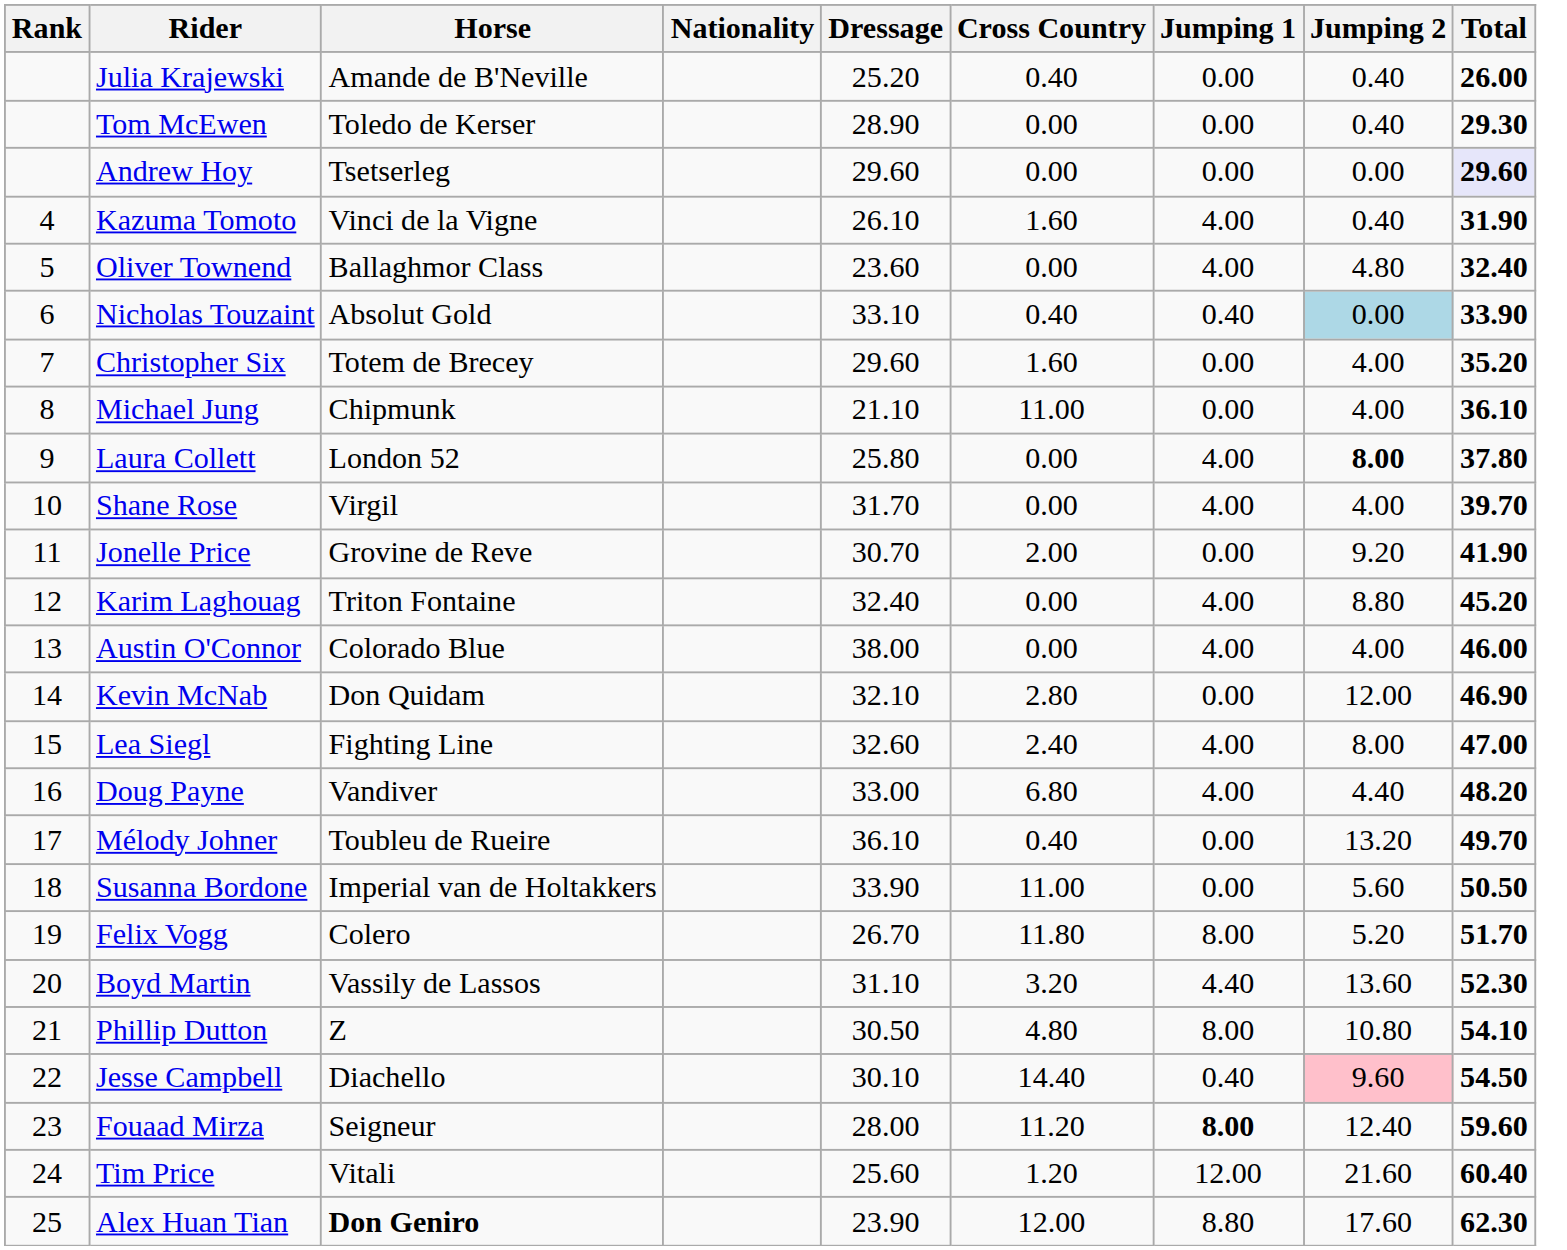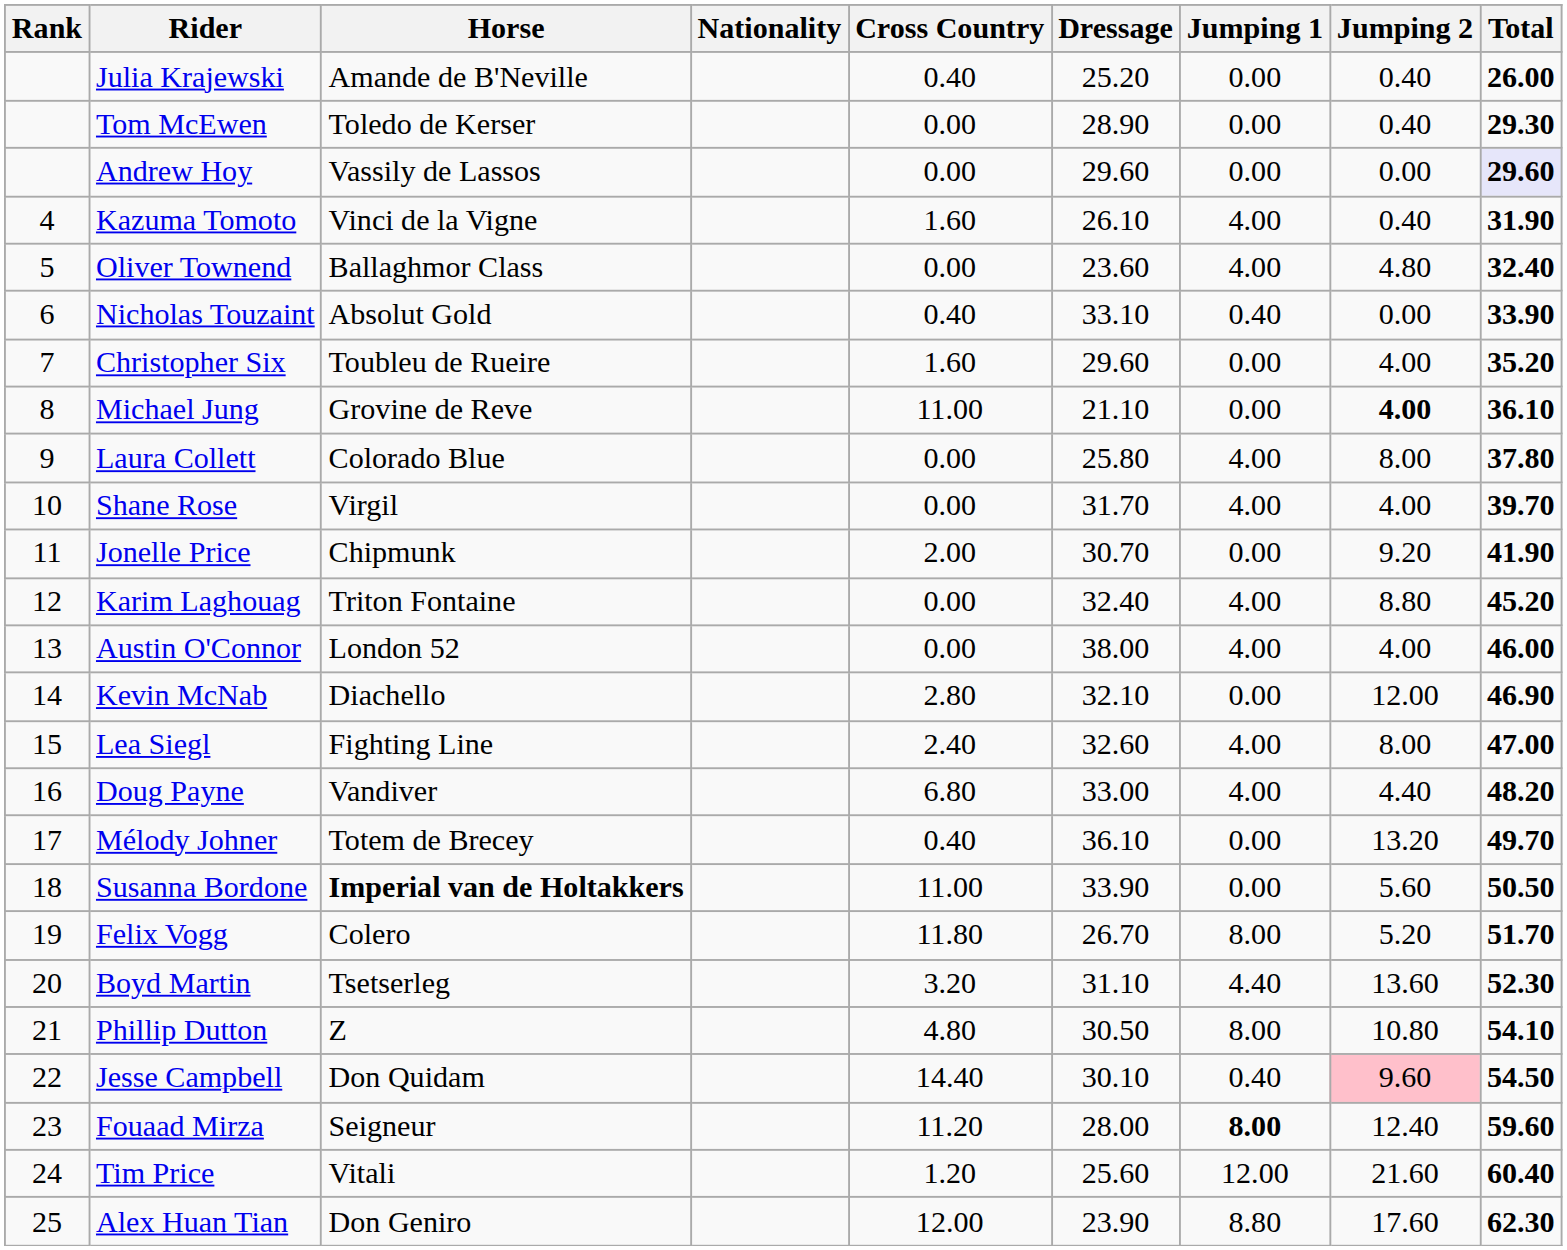columns swapped: (886, 28) <-> (1051, 28)
(389, 171) Tsetserleg -> (435, 171) Vassily de Lassos
(1378, 314) lightblue background -> (1405, 314) no background
(431, 362) Totem de Brecey -> (439, 362) Toubleu de Rueire
(392, 409) Chipmunk -> (430, 409) Grovine de Reve
(1378, 409) normal -> (1405, 409) bold
(394, 457) London 52 -> (417, 457) Colorado Blue
(1378, 457) bold -> (1405, 457) normal
(430, 553) Grovine de Reve -> (392, 553) Chipmunk
(417, 648) Colorado Blue -> (394, 648) London 52
(407, 696) Don Quidam -> (387, 696) Diachello
(439, 839) Toubleu de Rueire -> (431, 839) Totem de Brecey
(493, 887) normal -> (506, 887) bold
(435, 982) Vassily de Lassos -> (389, 982) Tsetserleg
(387, 1077) Diachello -> (407, 1077) Don Quidam
(404, 1220) bold -> (400, 1220) normal
